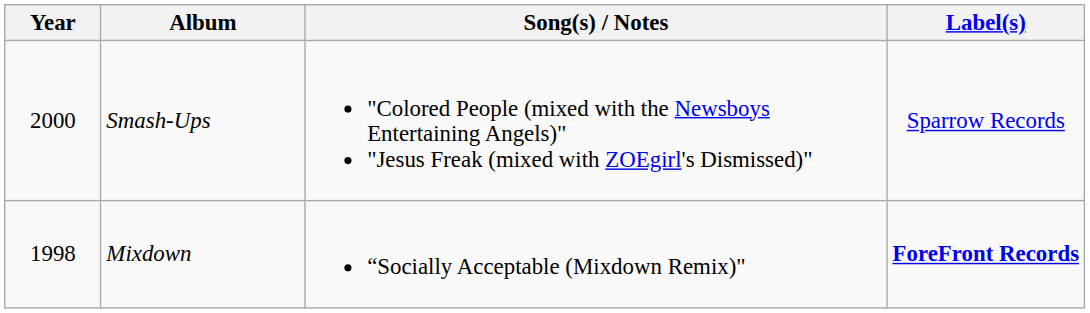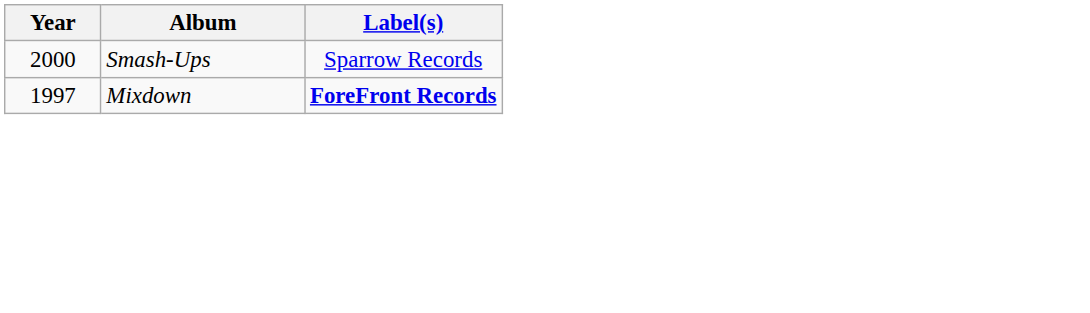- column: (596, 22)
(53, 253) 1998 -> (53, 95) 1997
